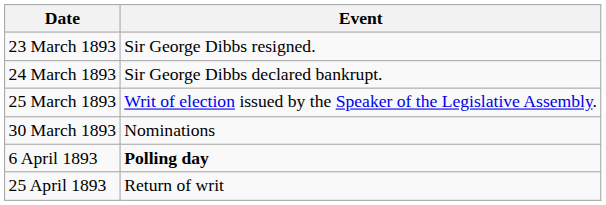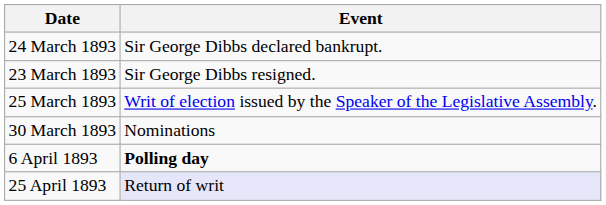rows swapped: (62, 46) <-> (62, 74)
(174, 185) no background -> (174, 185) lavender background
